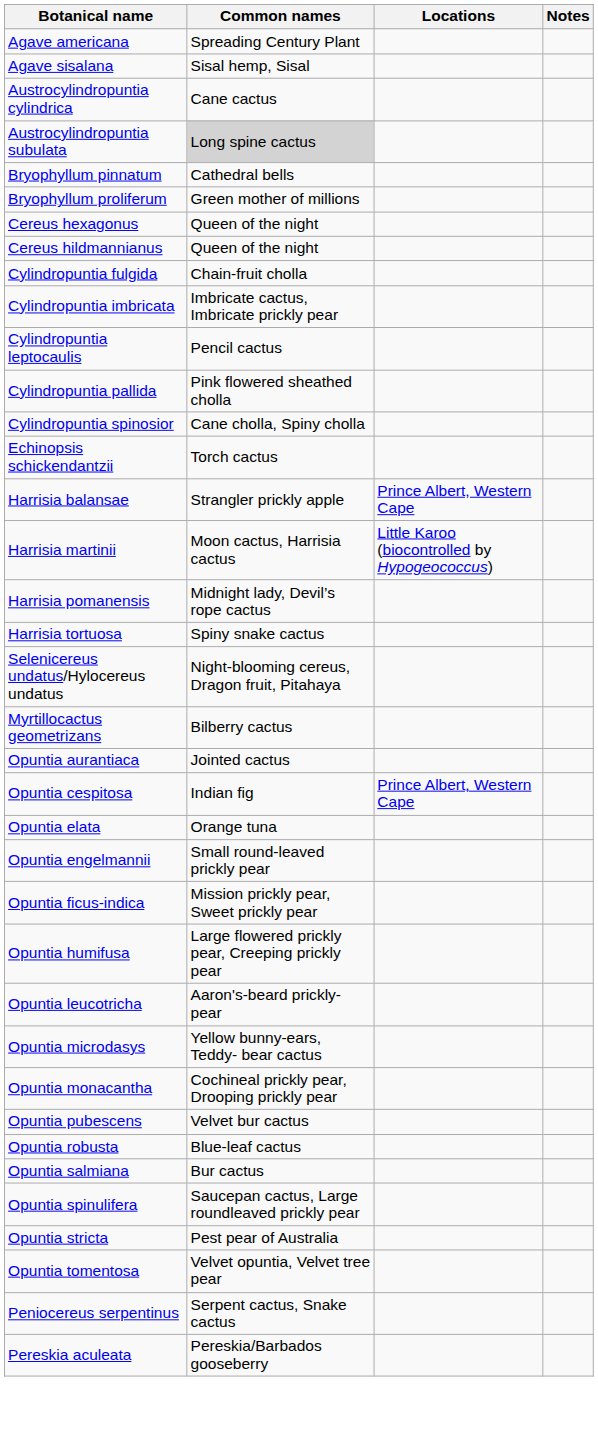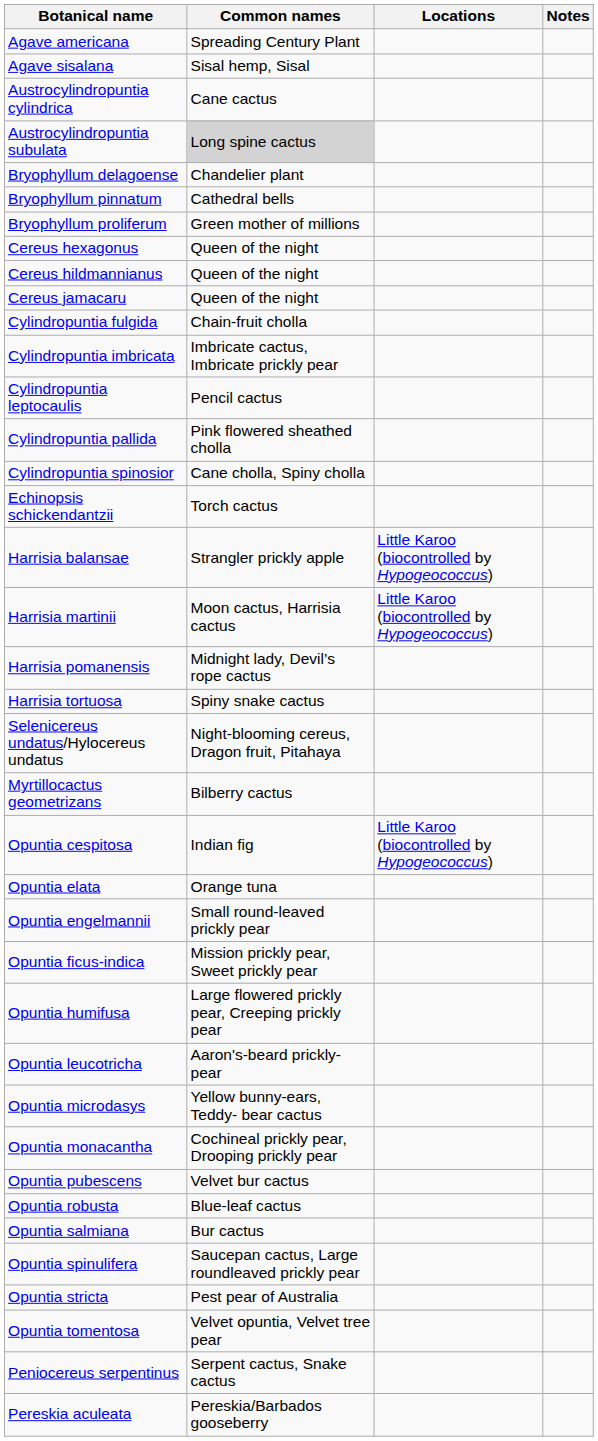+ row: (93, 174)
+ row: (67, 297)
(454, 499) Prince Albert, Western Cape -> (435, 557) Little Karoo (biocontrolled by Hypogeococcus)
- row: (74, 760)
(454, 794) Prince Albert, Western Cape -> (435, 844) Little Karoo (biocontrolled by Hypogeococcus)
